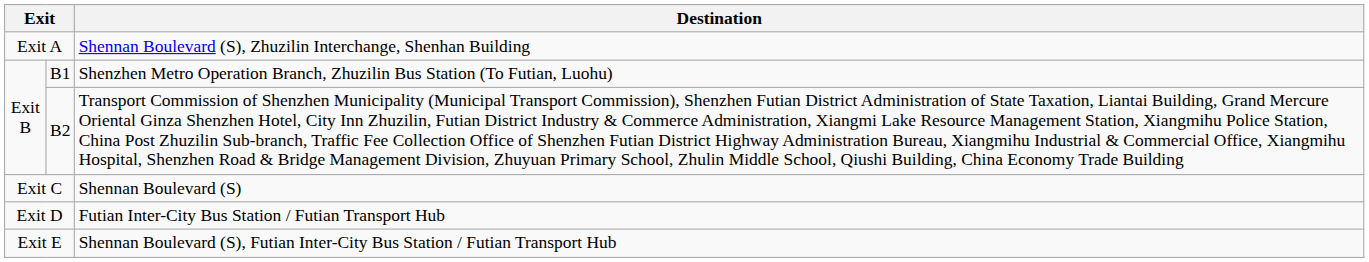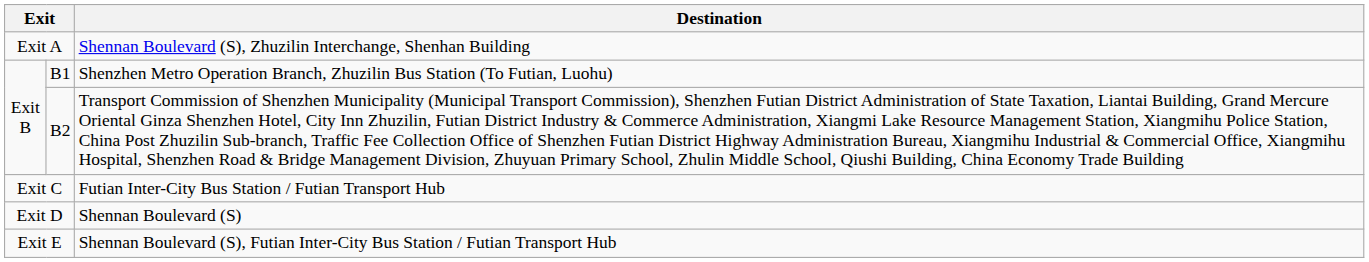(160, 187) Shennan Boulevard (S) -> (262, 187) Futian Inter-City Bus Station / Futian Transport Hub
(262, 215) Futian Inter-City Bus Station / Futian Transport Hub -> (160, 215) Shennan Boulevard (S)
